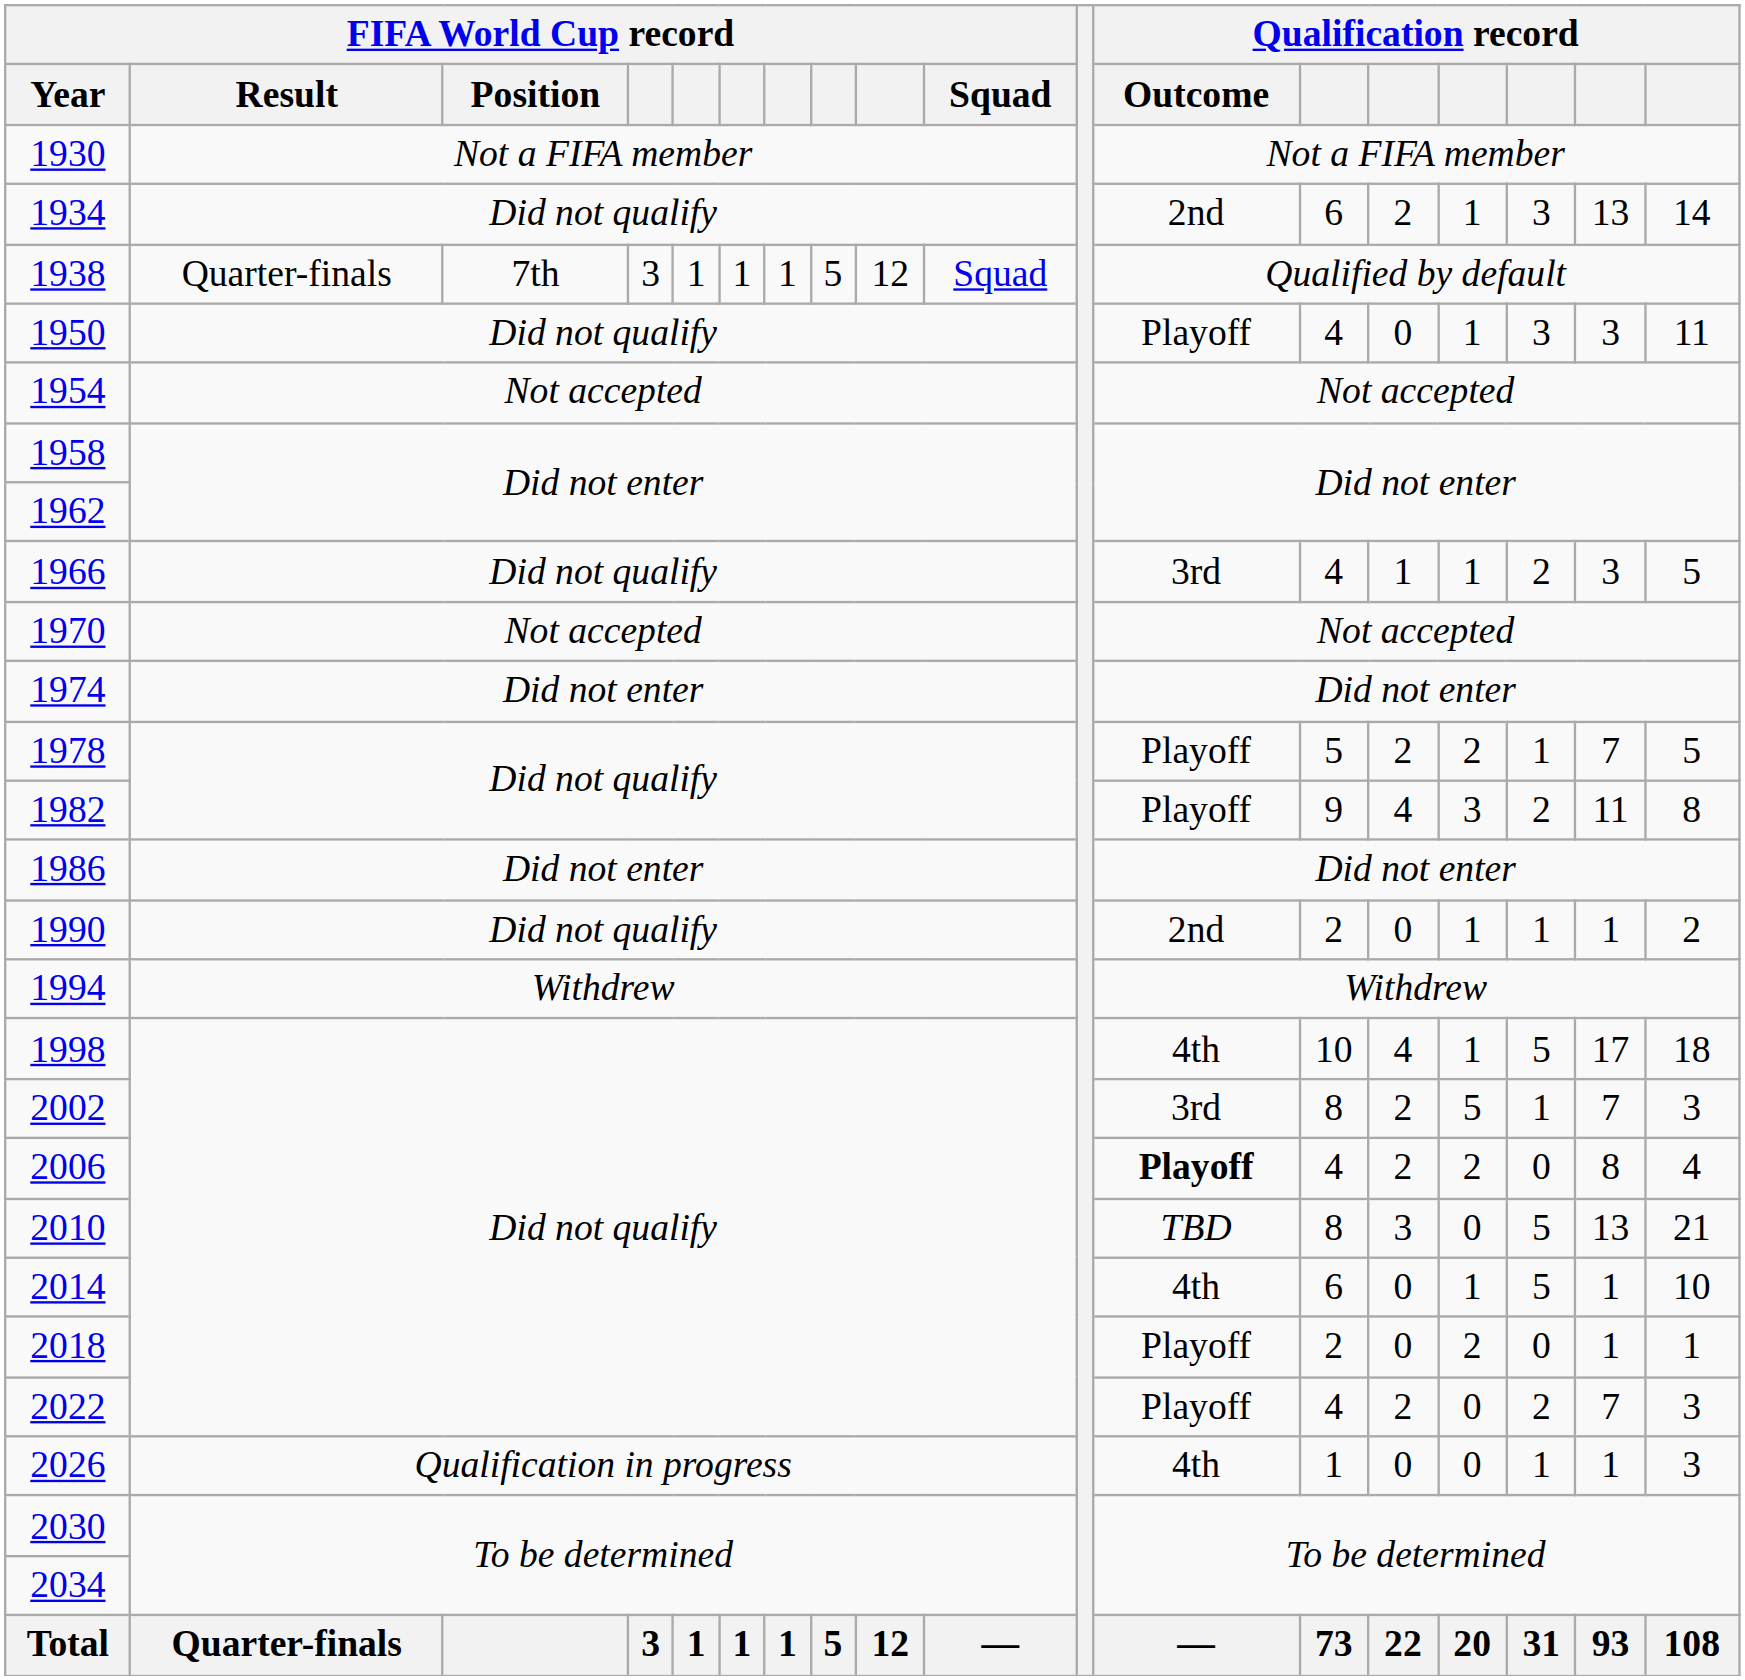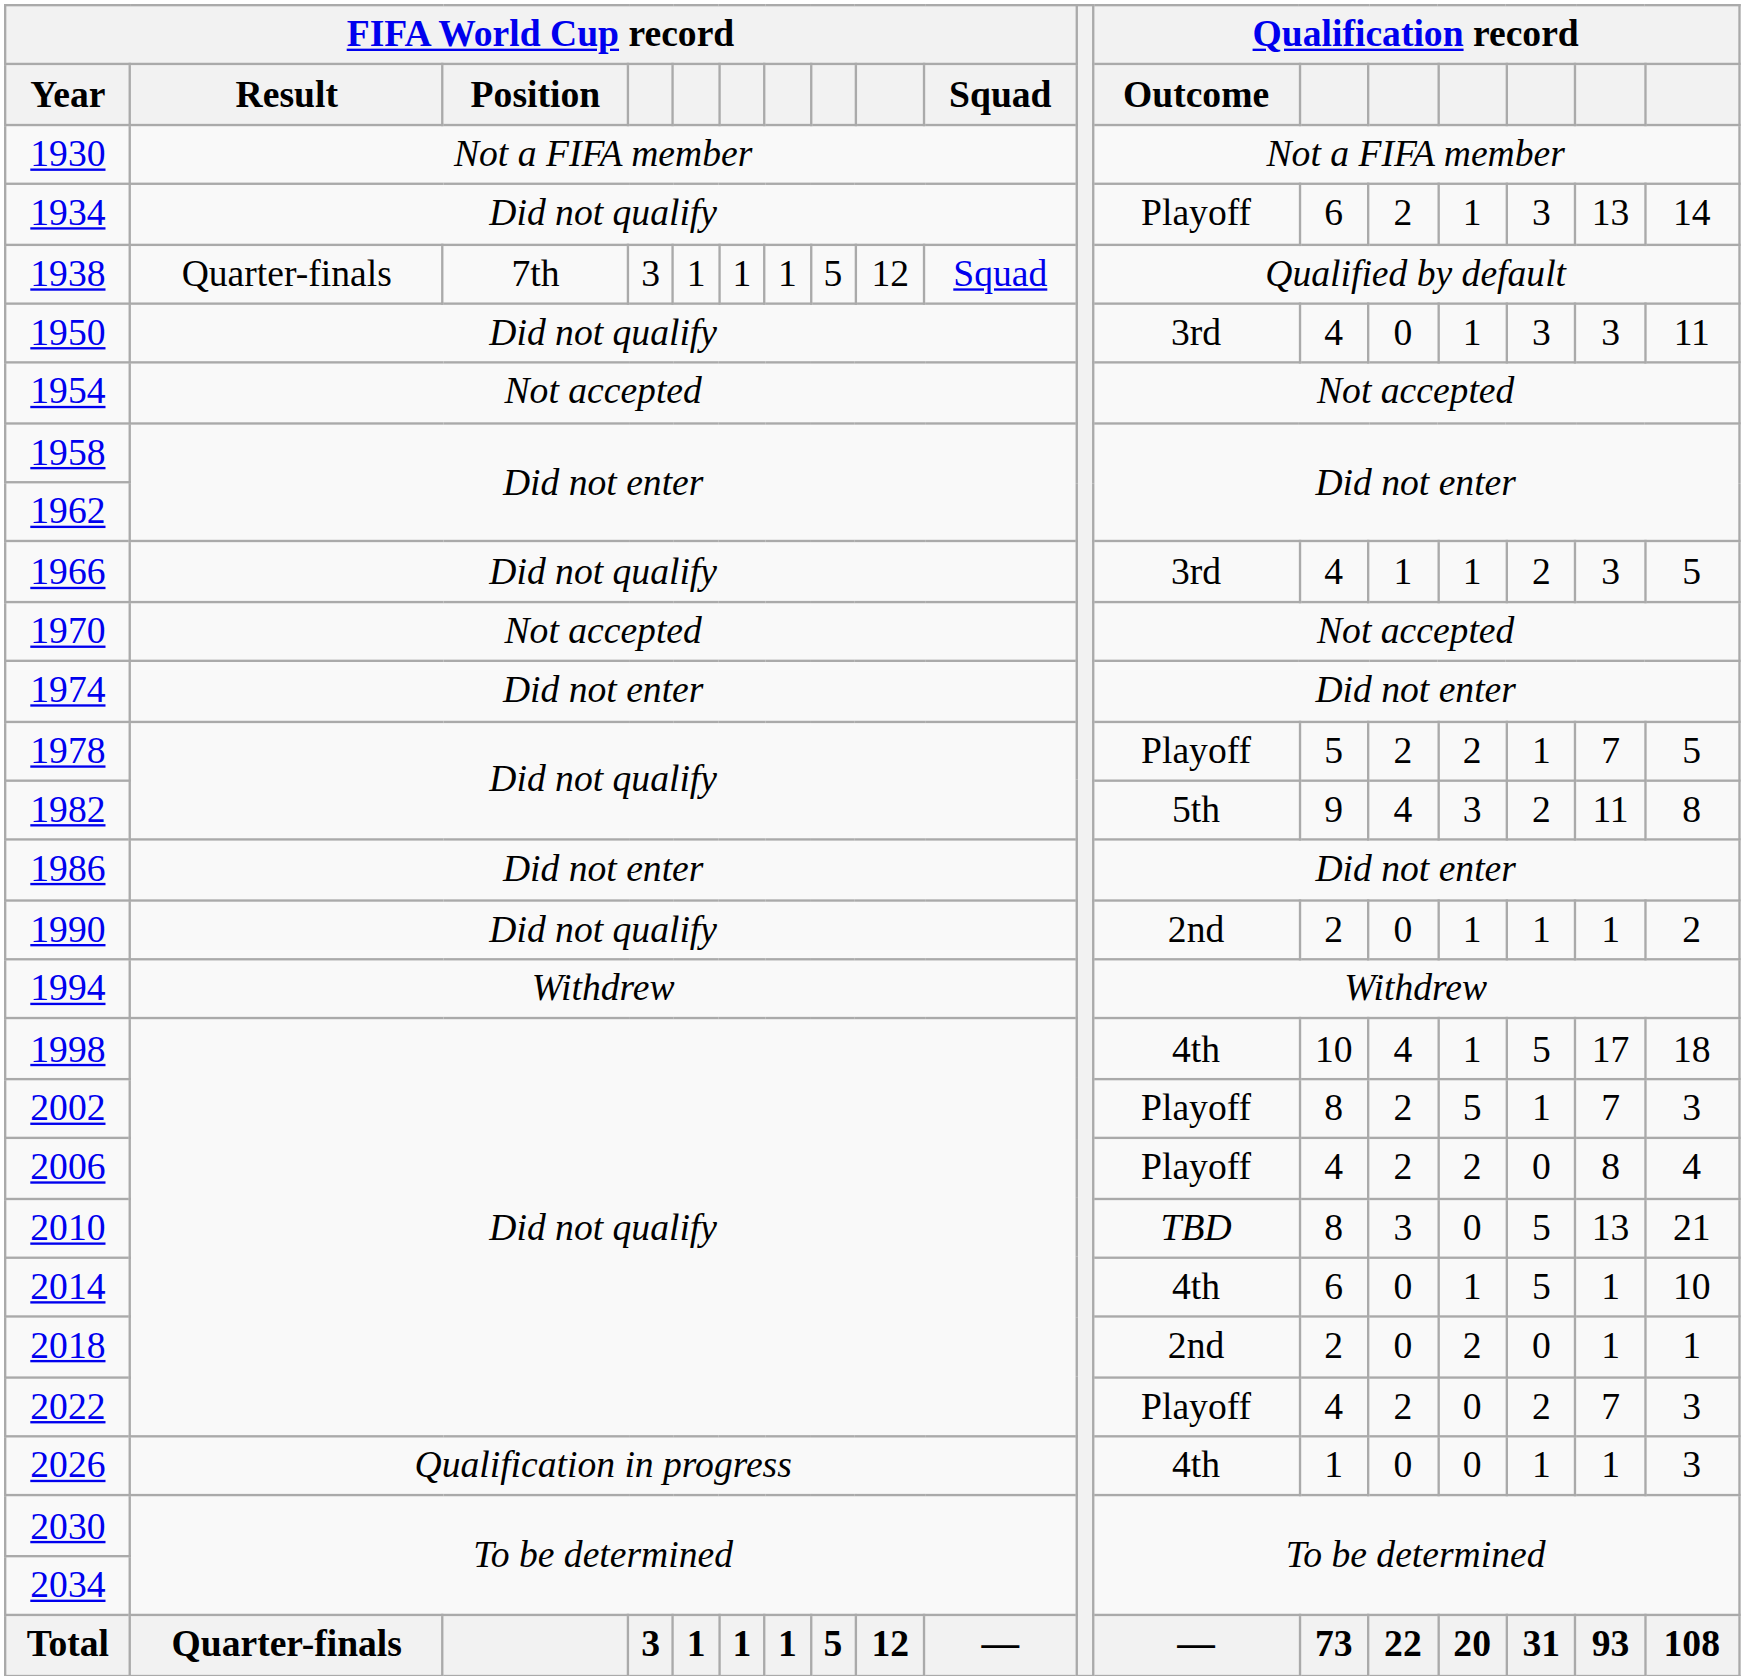(1196, 213) 2nd -> (1196, 213) Playoff
(1196, 332) Playoff -> (1196, 332) 3rd
(1196, 809) Playoff -> (1196, 809) 5th
(1196, 1107) 3rd -> (1196, 1107) Playoff
(1196, 1167) bold -> (1196, 1167) normal
(1196, 1346) Playoff -> (1196, 1346) 2nd
